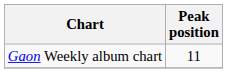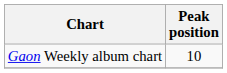(194, 56) 11 -> (194, 56) 10
